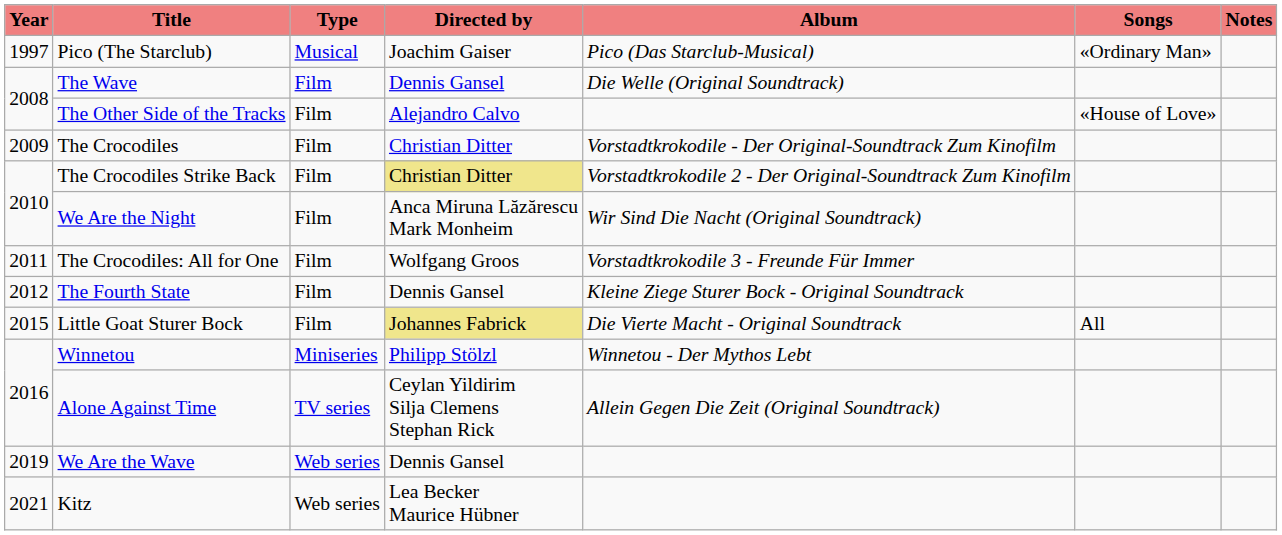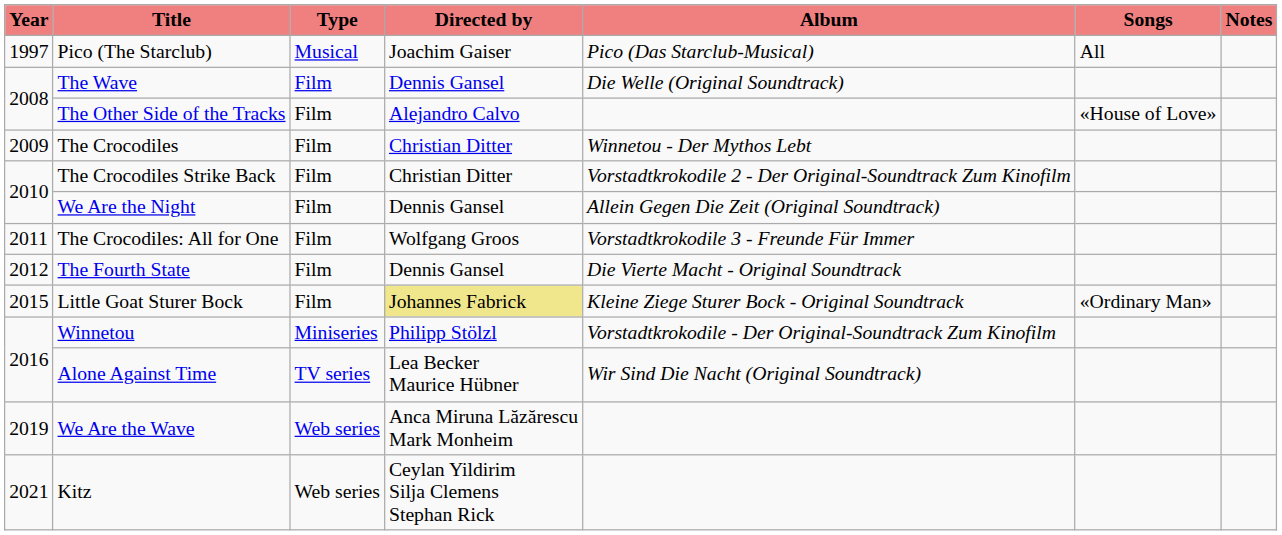(1146, 51) «Ordinary Man» -> (1092, 51) All
(822, 144) Vorstadtkrokodile - Der Original-Soundtrack Zum Kinofilm -> (699, 144) Winnetou - Der Mythos Lebt
(450, 176) khaki background -> (450, 176) no background
(483, 218) Anca Miruna Lăzărescu Mark Monheim -> (447, 207) Dennis Gansel
(754, 218) Wir Sind Die Nacht (Original Soundtrack) -> (763, 207) Allein Gegen Die Zeit (Original Soundtrack)
(775, 291) Kleine Ziege Sturer Bock - Original Soundtrack -> (744, 269) Die Vierte Macht - Original Soundtrack
(744, 323) Die Vierte Macht - Original Soundtrack -> (775, 301) Kleine Ziege Sturer Bock - Original Soundtrack
(1092, 323) All -> (1146, 301) «Ordinary Man»
(699, 354) Winnetou - Der Mythos Lebt -> (822, 332) Vorstadtkrokodile - Der Original-Soundtrack Zum Kinofilm
(452, 407) Ceylan Yildirim Silja Clemens Stephan Rick -> (454, 374) Lea Becker Maurice Hübner
(763, 407) Allein Gegen Die Zeit (Original Soundtrack) -> (754, 374) Wir Sind Die Nacht (Original Soundtrack)
(447, 461) Dennis Gansel -> (483, 427) Anca Miruna Lăzărescu Mark Monheim
(454, 503) Lea Becker Maurice Hübner -> (452, 492) Ceylan Yildirim Silja Clemens Stephan Rick
